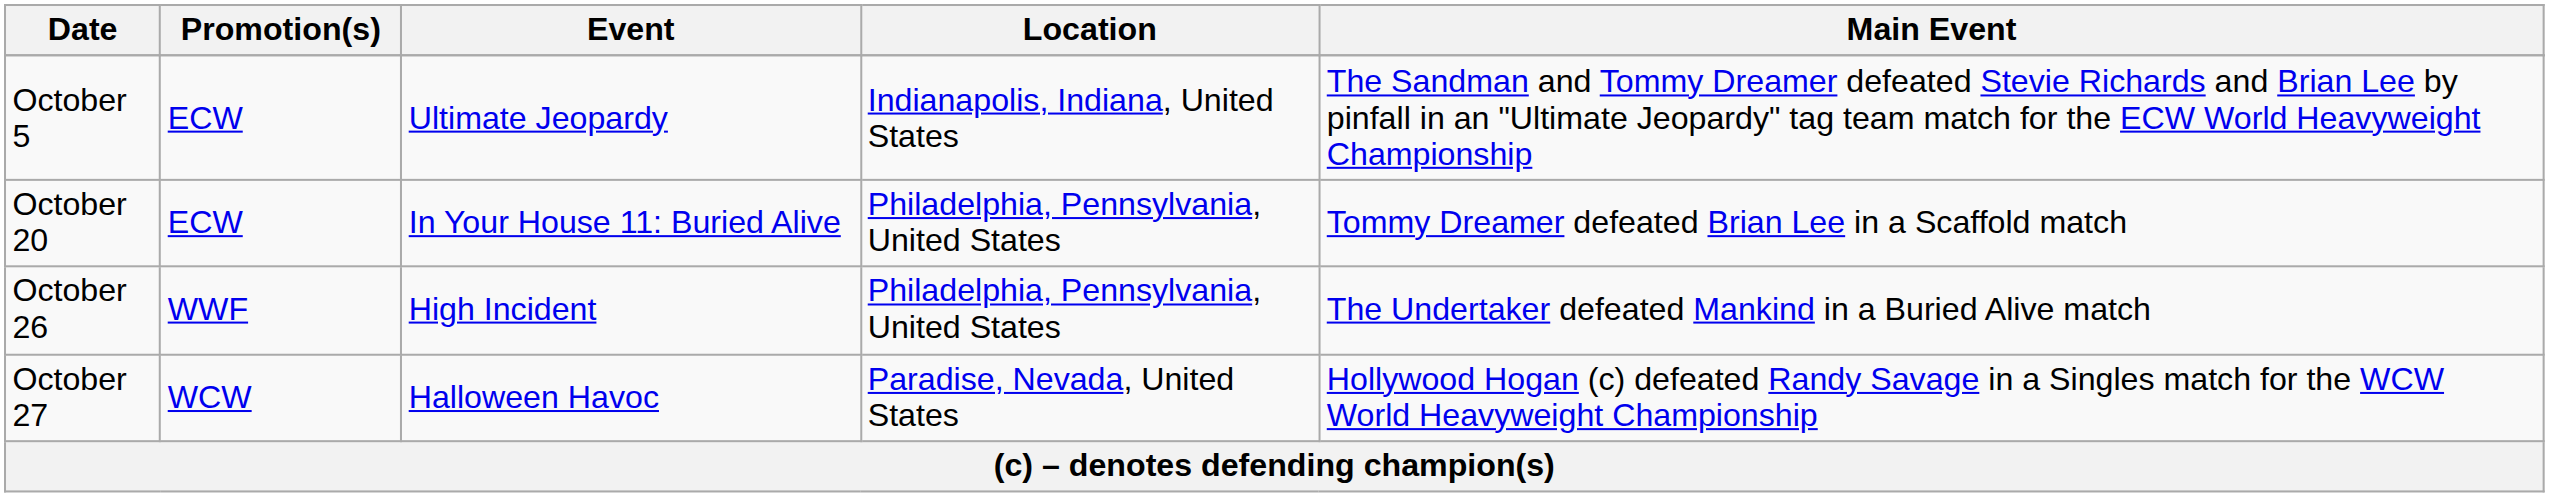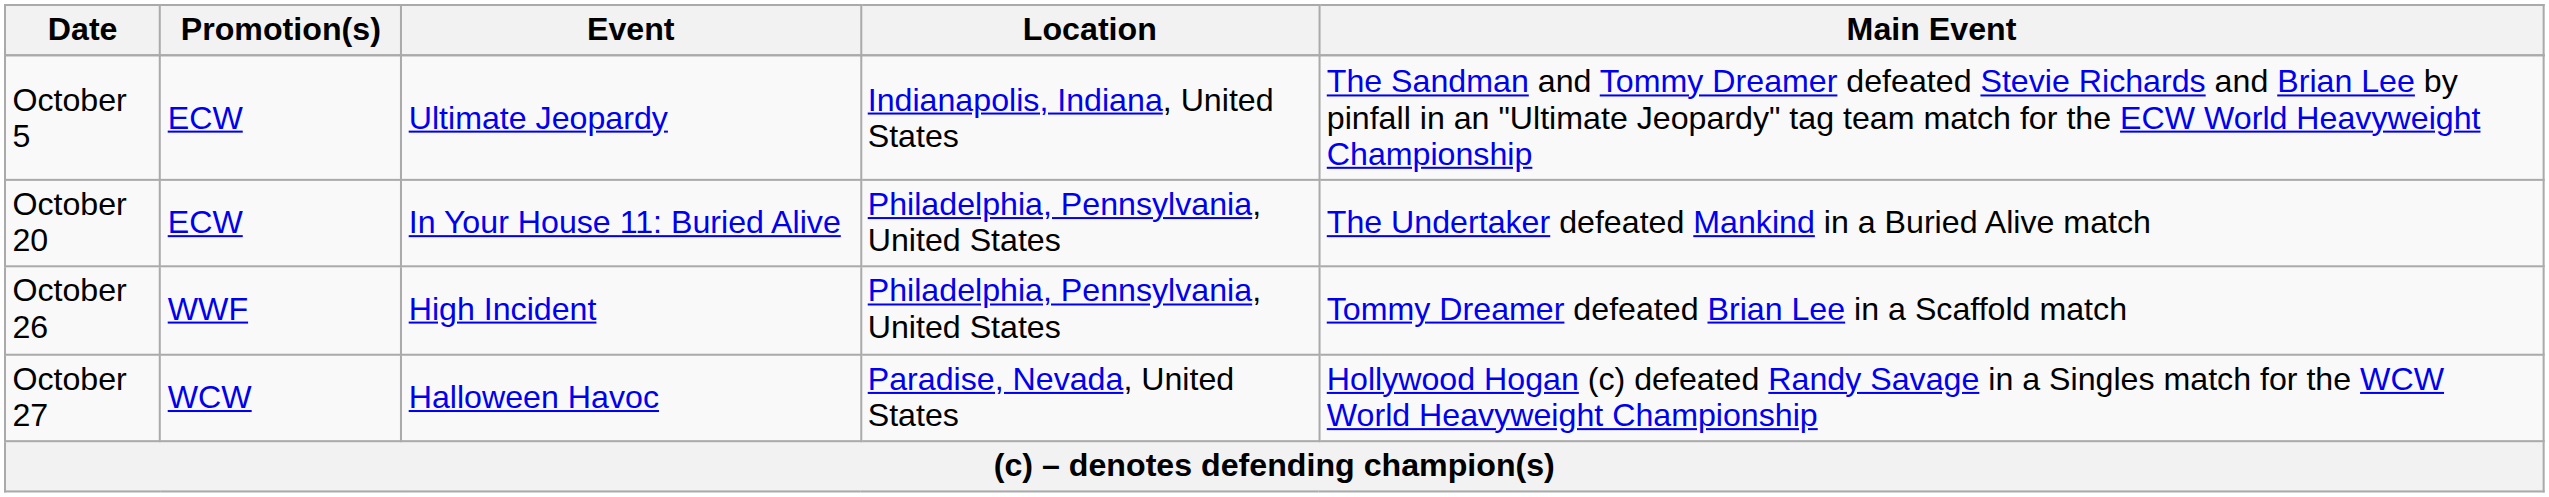(1727, 222) Tommy Dreamer defeated Brian Lee in a Scaffold match -> (1739, 222) The Undertaker defeated Mankind in a Buried Alive match
(1739, 309) The Undertaker defeated Mankind in a Buried Alive match -> (1727, 309) Tommy Dreamer defeated Brian Lee in a Scaffold match
